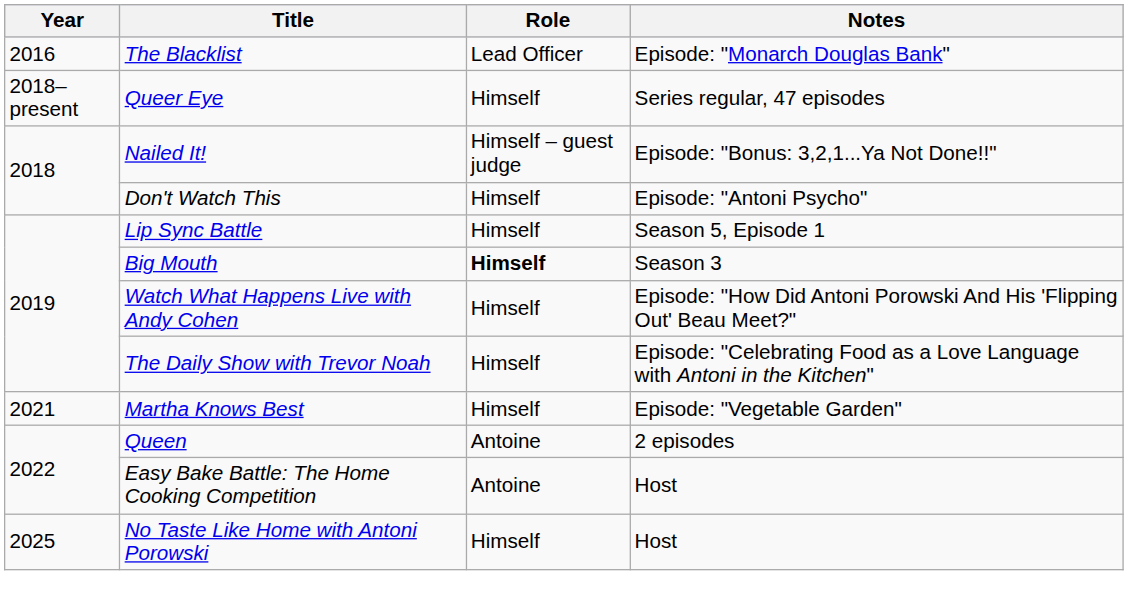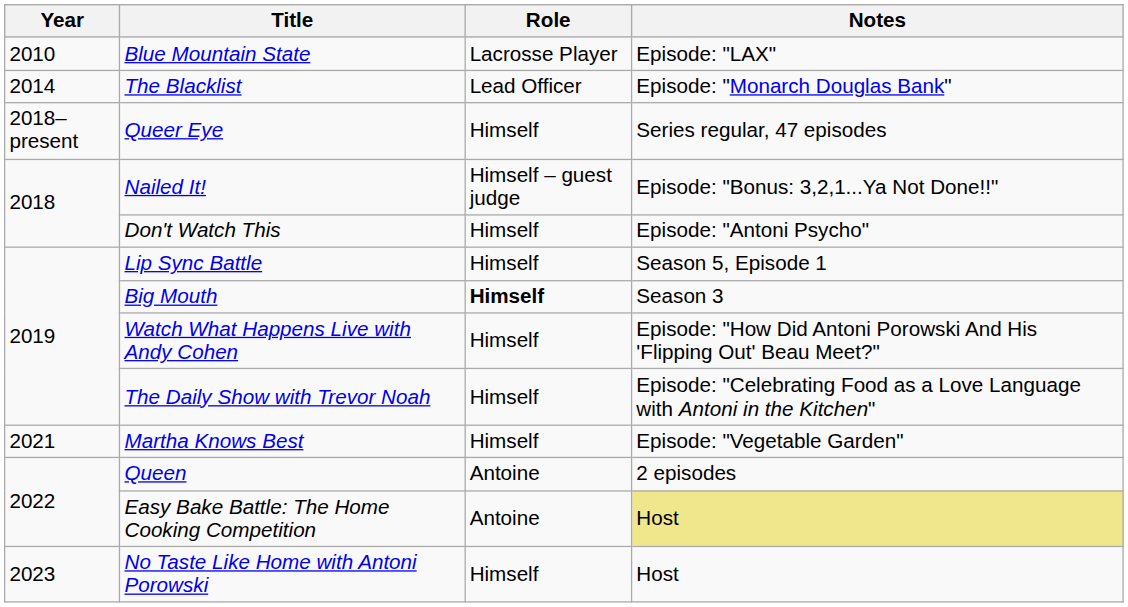+ row: (217, 53)
(32, 53) 2016 -> (32, 86) 2014
(656, 485) no background -> (658, 518) khaki background
(32, 541) 2025 -> (32, 574) 2023
